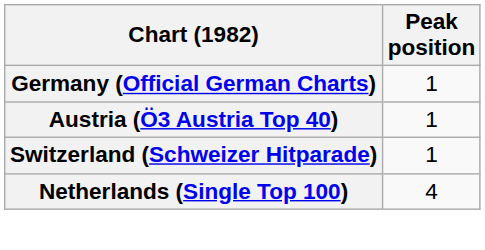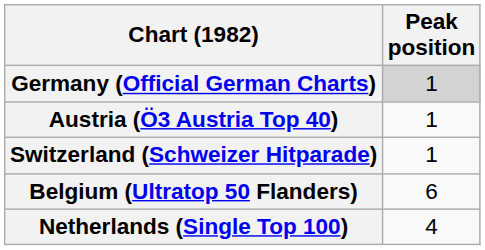(431, 83) no background -> (431, 83) lightgrey background
+ row: (194, 190)
